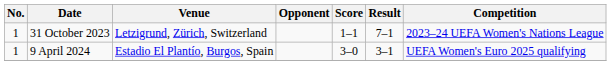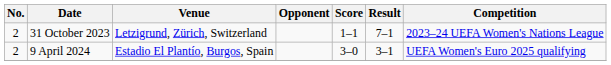(16, 32) 1 -> (16, 32) 2
(16, 51) 1 -> (16, 51) 2
